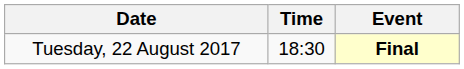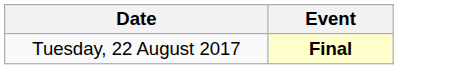- column: (302, 19)
